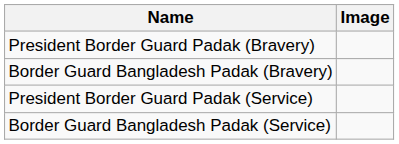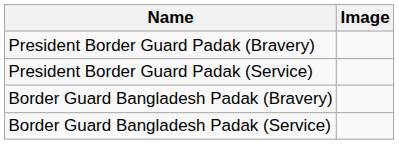rows swapped: (161, 98) <-> (171, 71)
